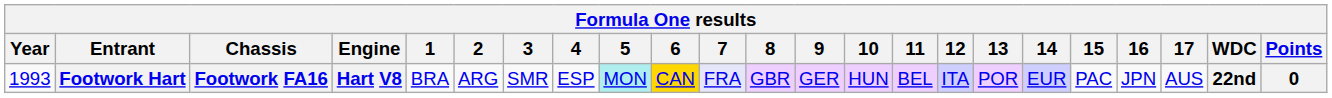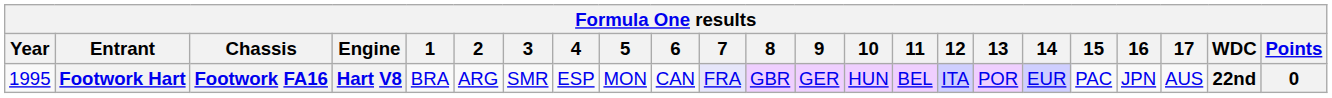(30, 78) 1993 -> (30, 78) 1995
(625, 78) paleturquoise background -> (625, 78) no background
(675, 78) gold background -> (675, 78) no background
